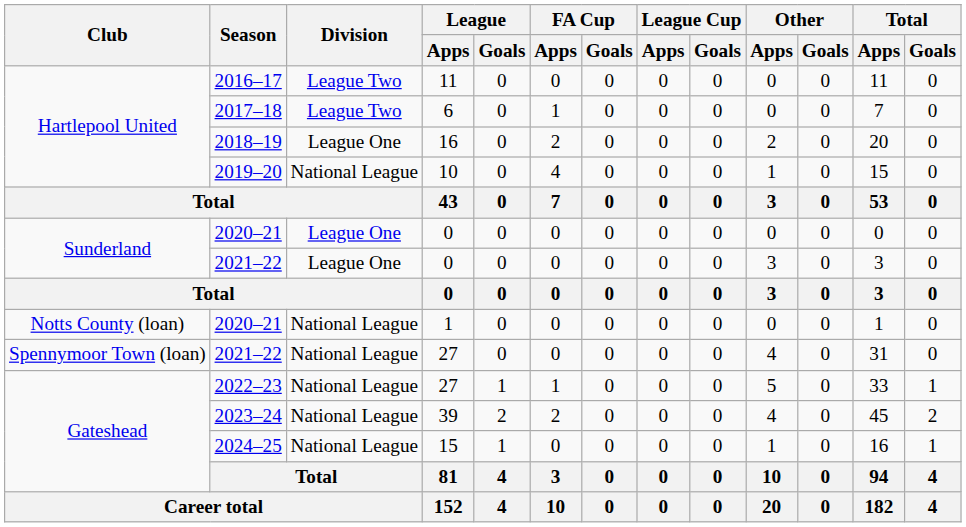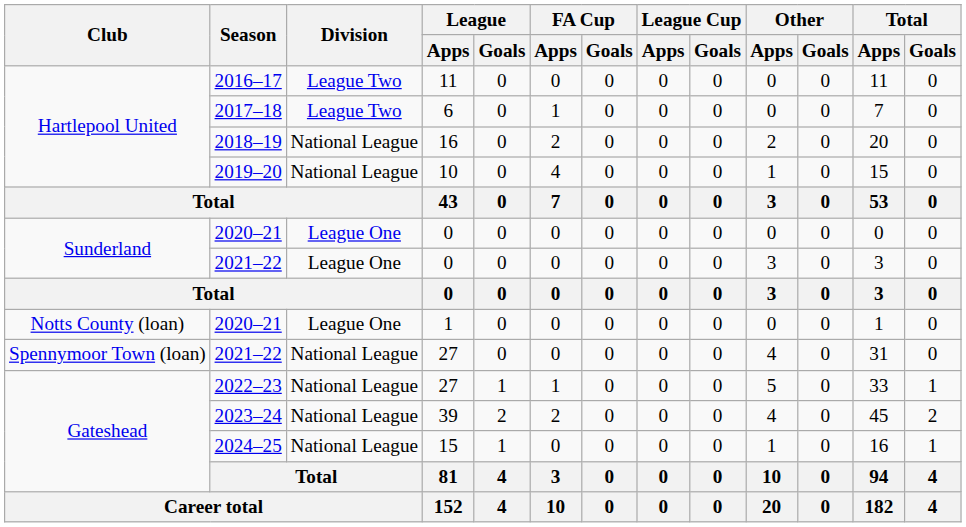(354, 141) League One -> (354, 141) National League
(354, 324) National League -> (354, 324) League One
